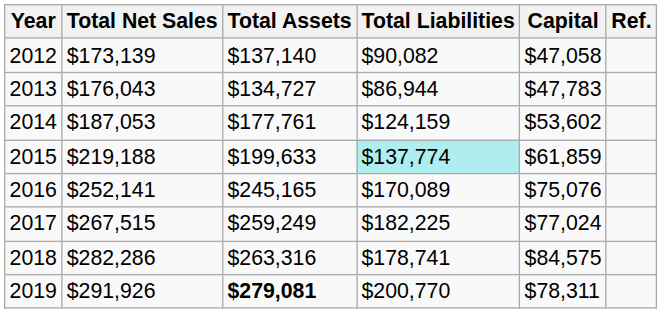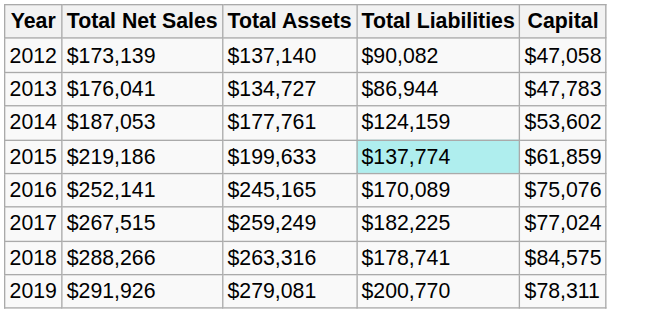- column: (631, 21)
(111, 88) $176,043 -> (111, 88) $176,041
(111, 156) $219,188 -> (111, 156) $219,186
(111, 257) $282,286 -> (111, 257) $288,266
(272, 291) bold -> (272, 291) normal
